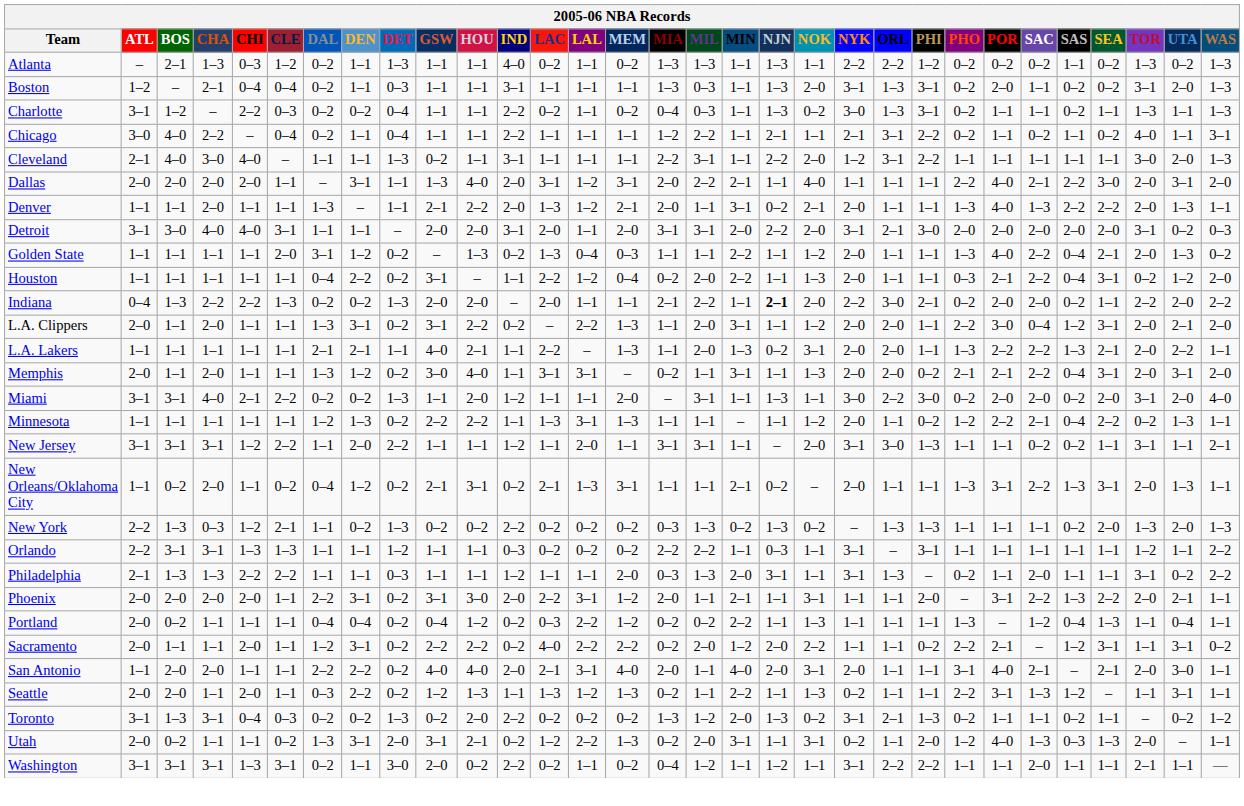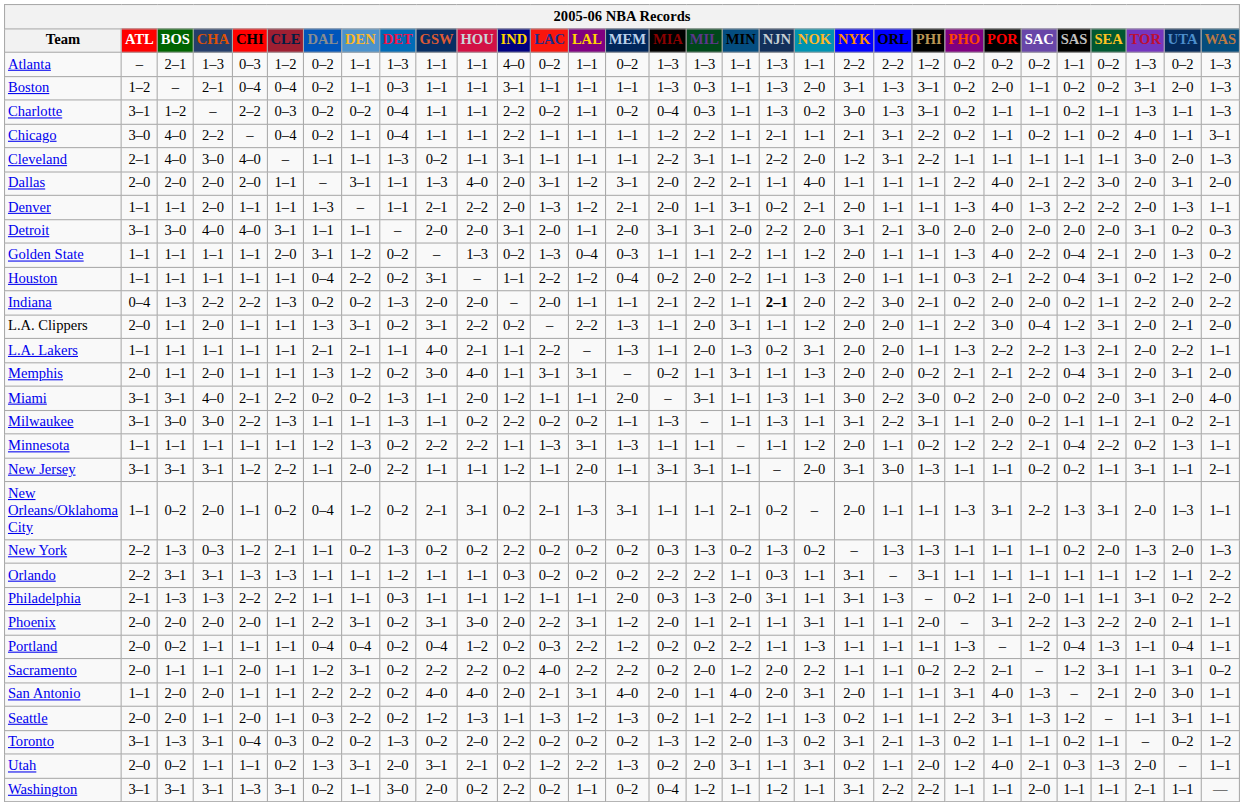+ row: (41, 421)
(1039, 670) 2–1 -> (1039, 694) 1–3
(1039, 741) 1–3 -> (1039, 765) 2–1
